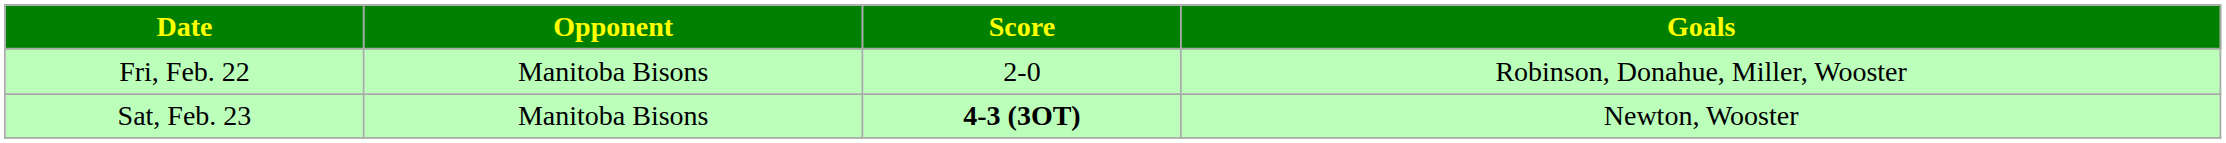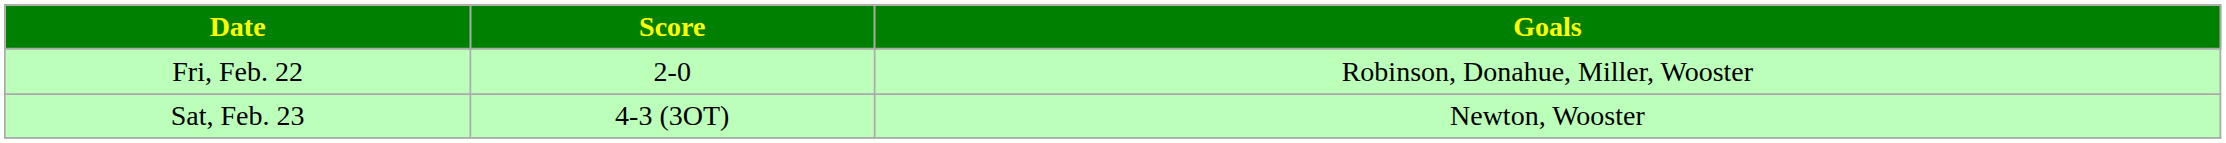- column: (613, 26)
(1022, 115) bold -> (672, 115) normal
